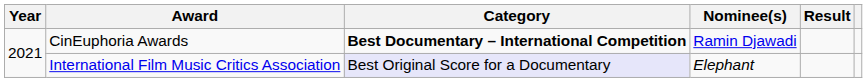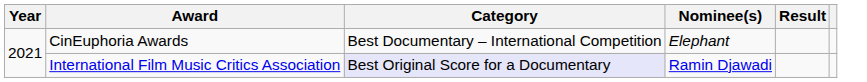(517, 41) bold -> (505, 41) normal
(745, 41) Ramin Djawadi -> (699, 41) Elephant
(724, 65) Elephant -> (720, 65) Ramin Djawadi
